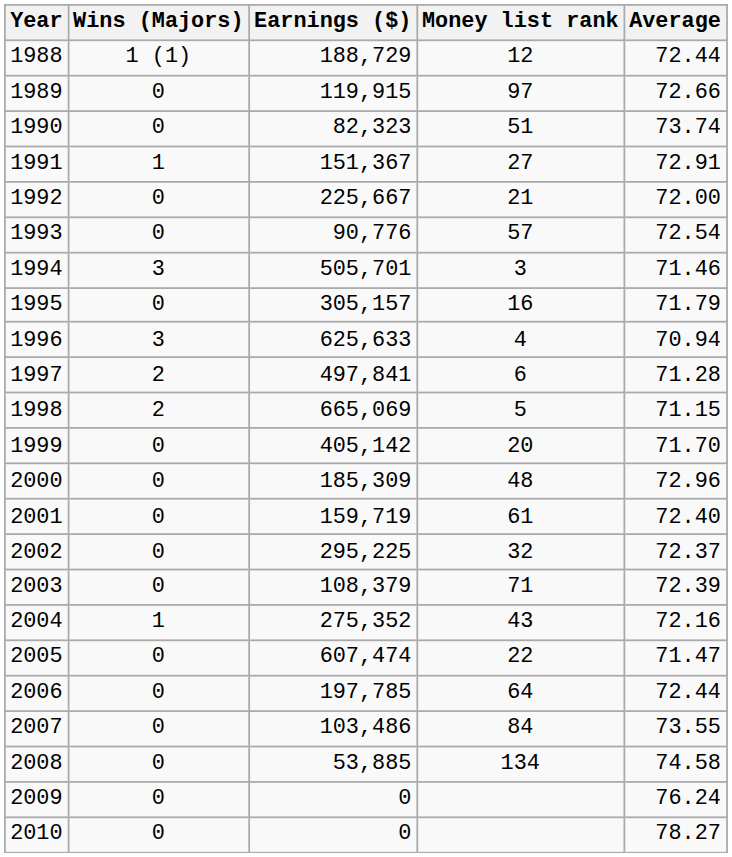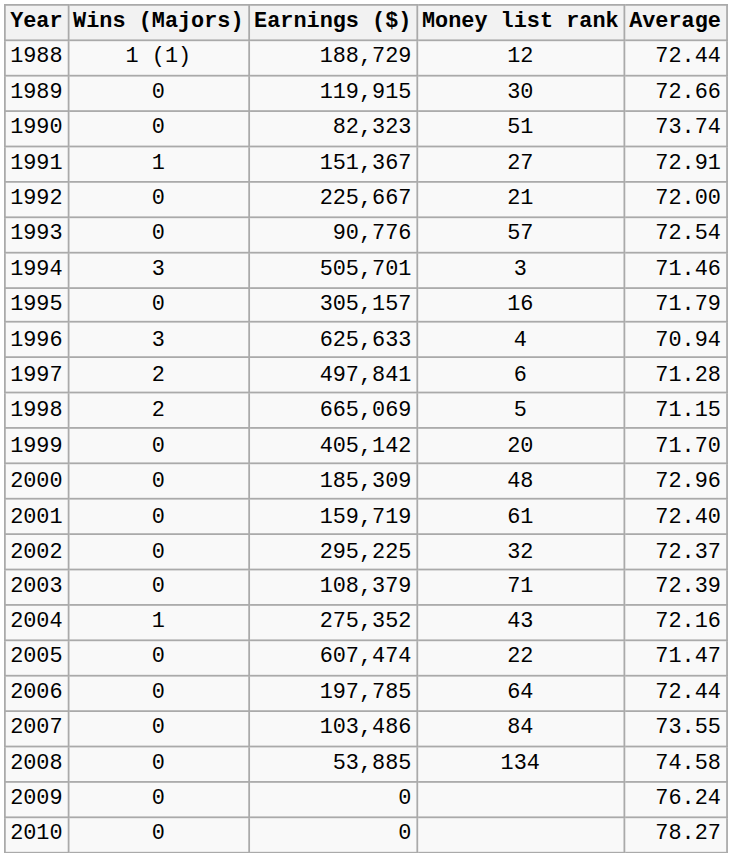(520, 93) 97 -> (520, 93) 30
